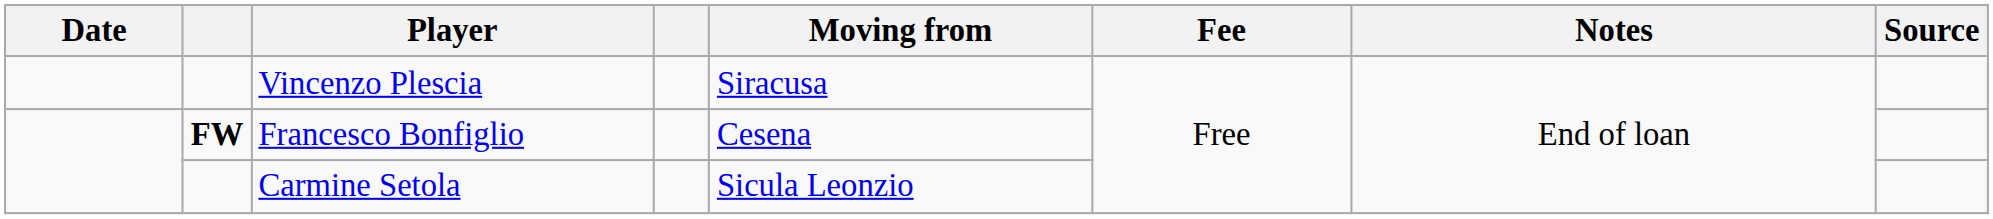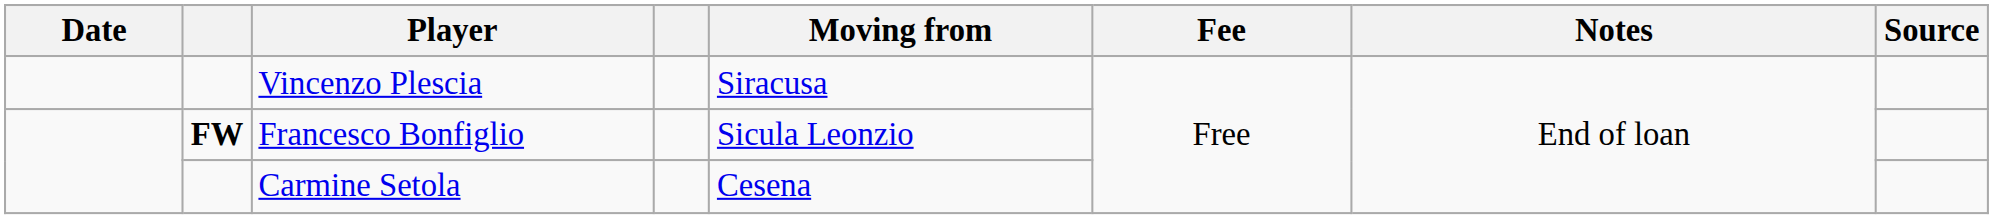(764, 133) Cesena -> (815, 133) Sicula Leonzio
(815, 185) Sicula Leonzio -> (764, 185) Cesena
